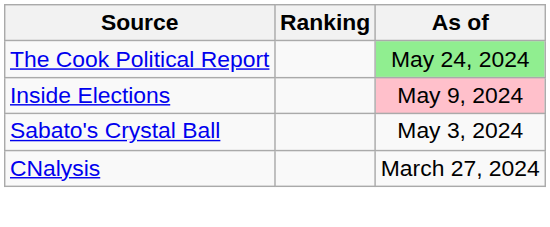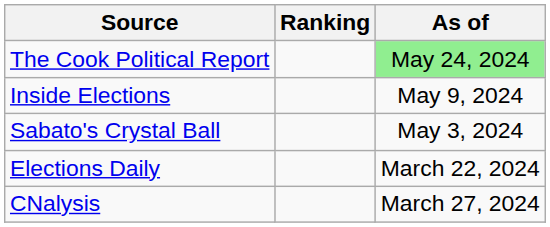(460, 95) pink background -> (460, 95) no background
+ row: (85, 167)
